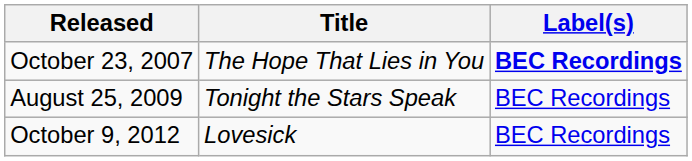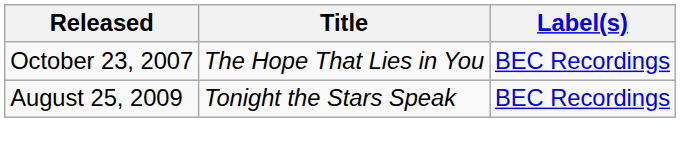(588, 60) bold -> (583, 60) normal
- row: (95, 135)
